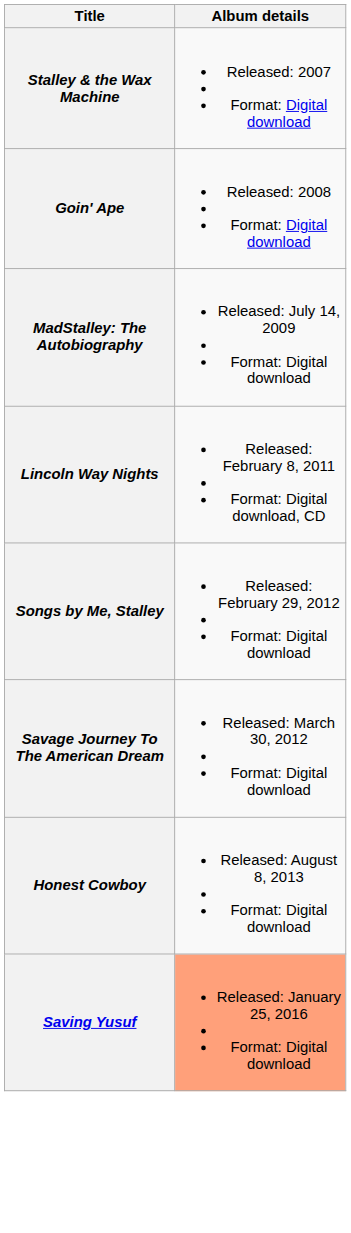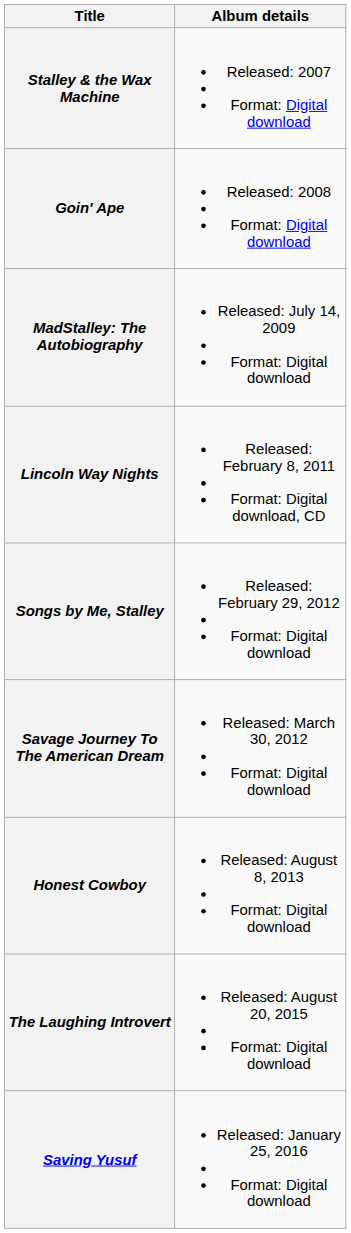+ row: (90, 1022)
(260, 1031) lightsalmon background -> (260, 1168) no background
